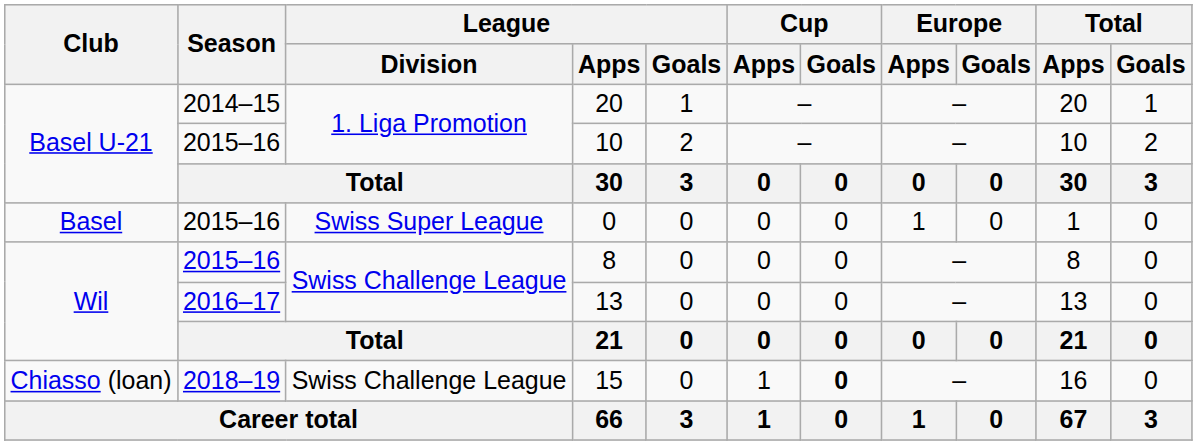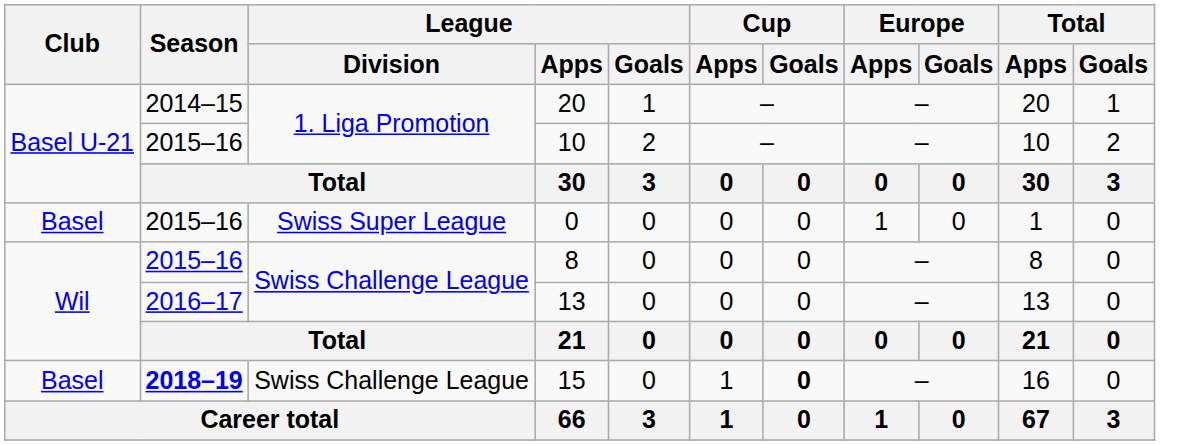(91, 380) Chiasso (loan) -> (72, 380) Basel
(232, 380) normal -> (194, 380) bold
